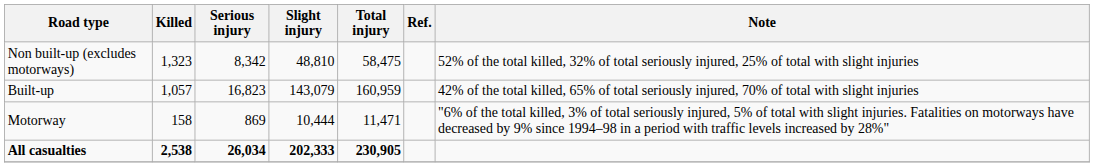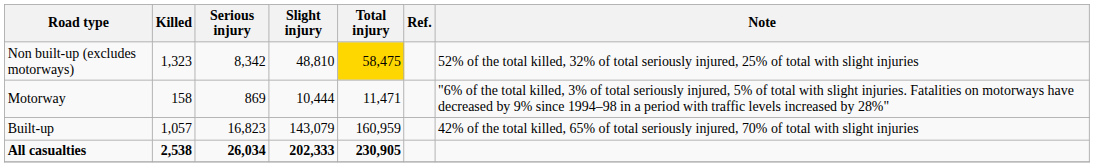(382, 61) no background -> (382, 61) gold background
rows swapped: (31, 91) <-> (37, 120)
